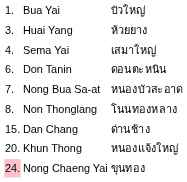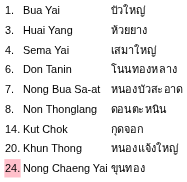(139, 70) ดอนตะหนิน -> (144, 70) โนนทองหลาง
(144, 109) โนนทองหลาง -> (139, 109) ดอนตะหนิน
+ row: (45, 129)
- row: (50, 129)
